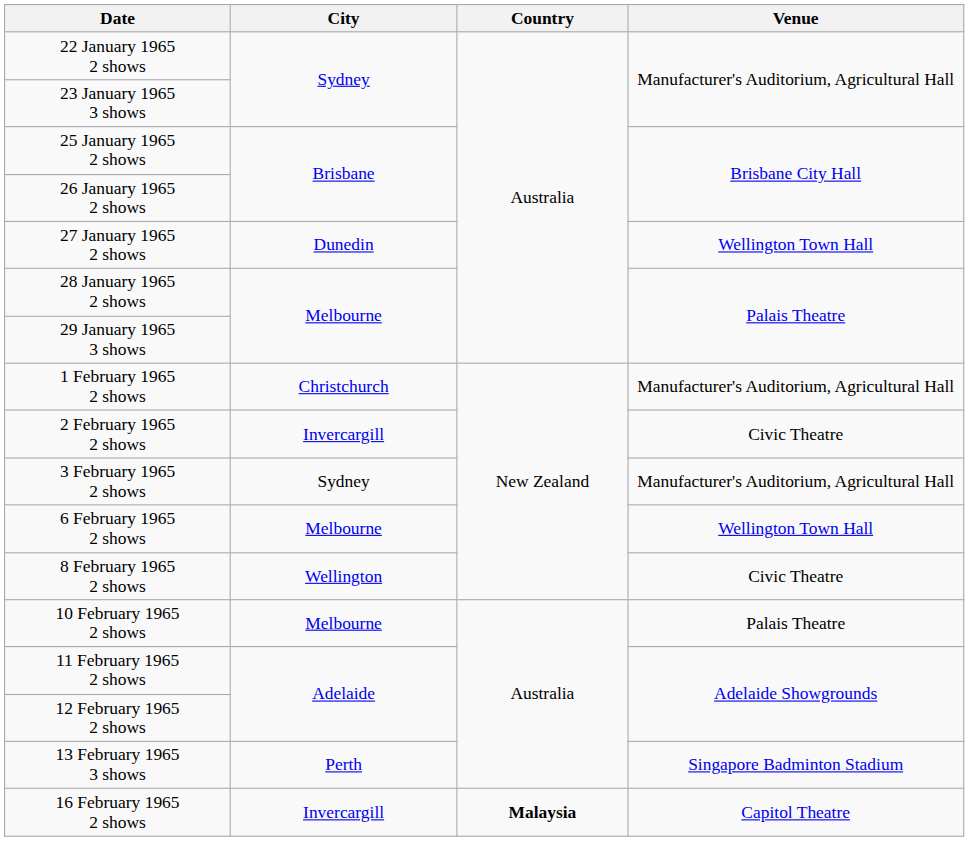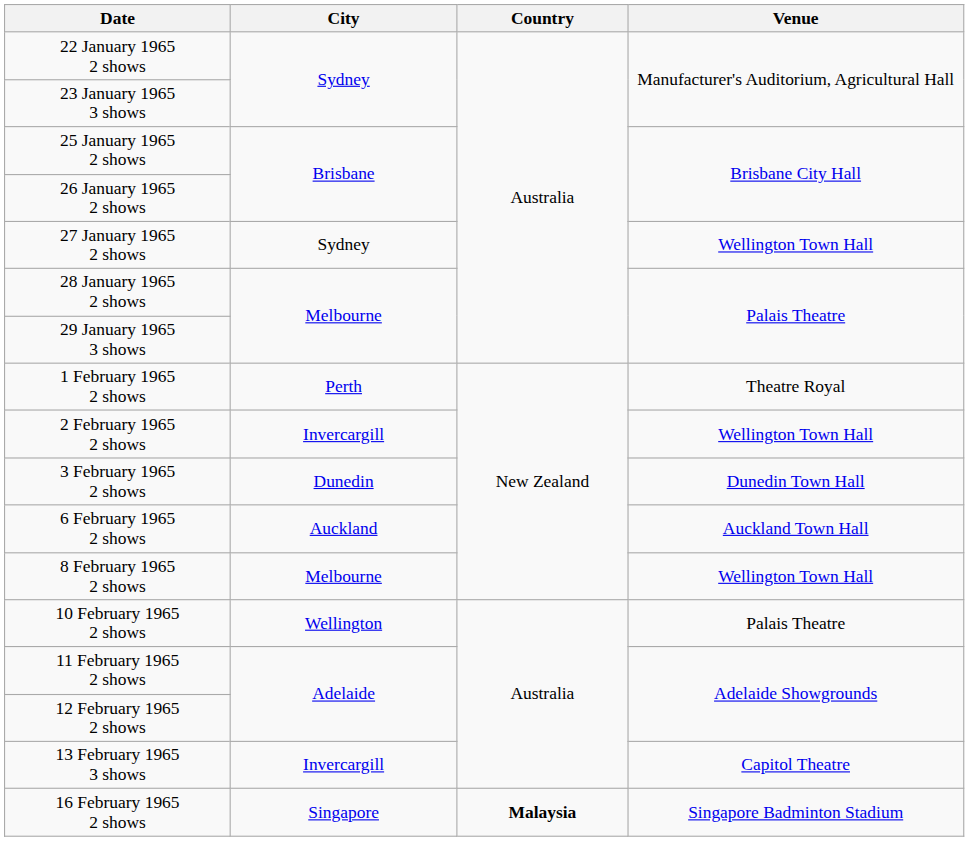(344, 244) Dunedin -> (344, 244) Sydney
(344, 386) Christchurch -> (344, 386) Perth
(796, 386) Manufacturer's Auditorium, Agricultural Hall -> (796, 386) Theatre Royal
(796, 434) Civic Theatre -> (796, 434) Wellington Town Hall
(344, 481) Sydney -> (344, 481) Dunedin
(796, 481) Manufacturer's Auditorium, Agricultural Hall -> (796, 481) Dunedin Town Hall
(344, 528) Melbourne -> (344, 528) Auckland
(796, 528) Wellington Town Hall -> (796, 528) Auckland Town Hall
(344, 575) Wellington -> (344, 575) Melbourne
(796, 575) Civic Theatre -> (796, 575) Wellington Town Hall
(344, 623) Melbourne -> (344, 623) Wellington
(344, 764) Perth -> (344, 764) Invercargill
(796, 764) Singapore Badminton Stadium -> (796, 764) Capitol Theatre
(344, 812) Invercargill -> (344, 812) Singapore
(796, 812) Capitol Theatre -> (796, 812) Singapore Badminton Stadium
